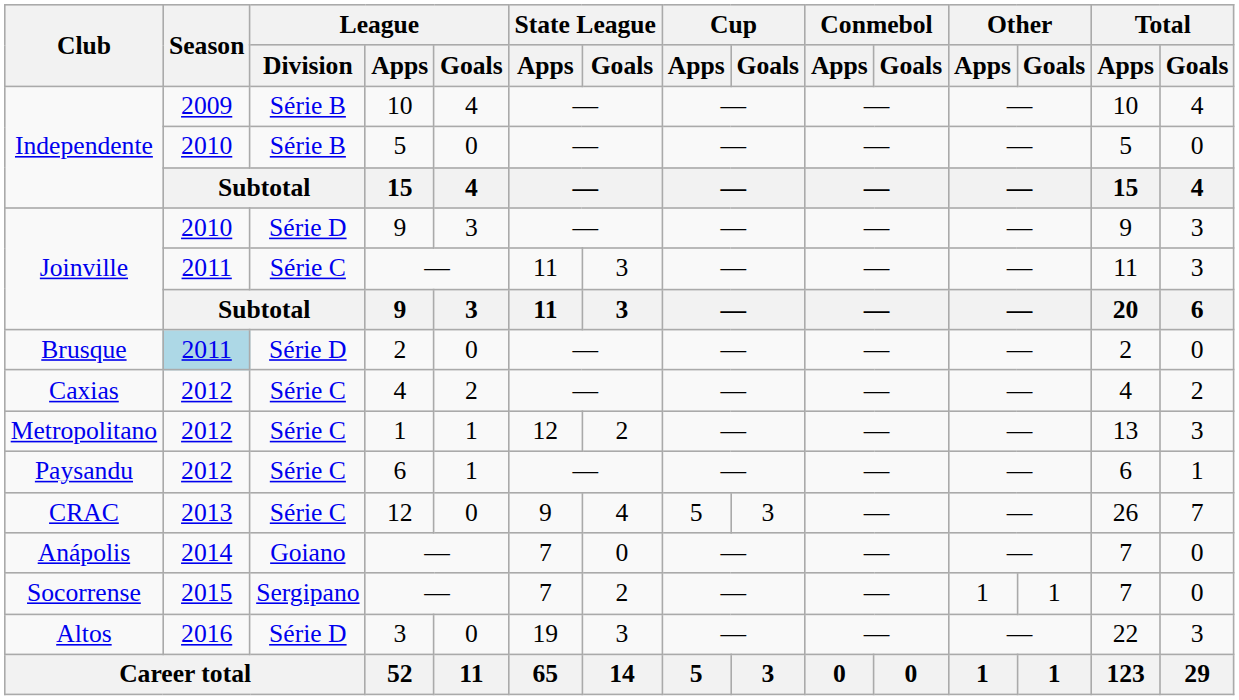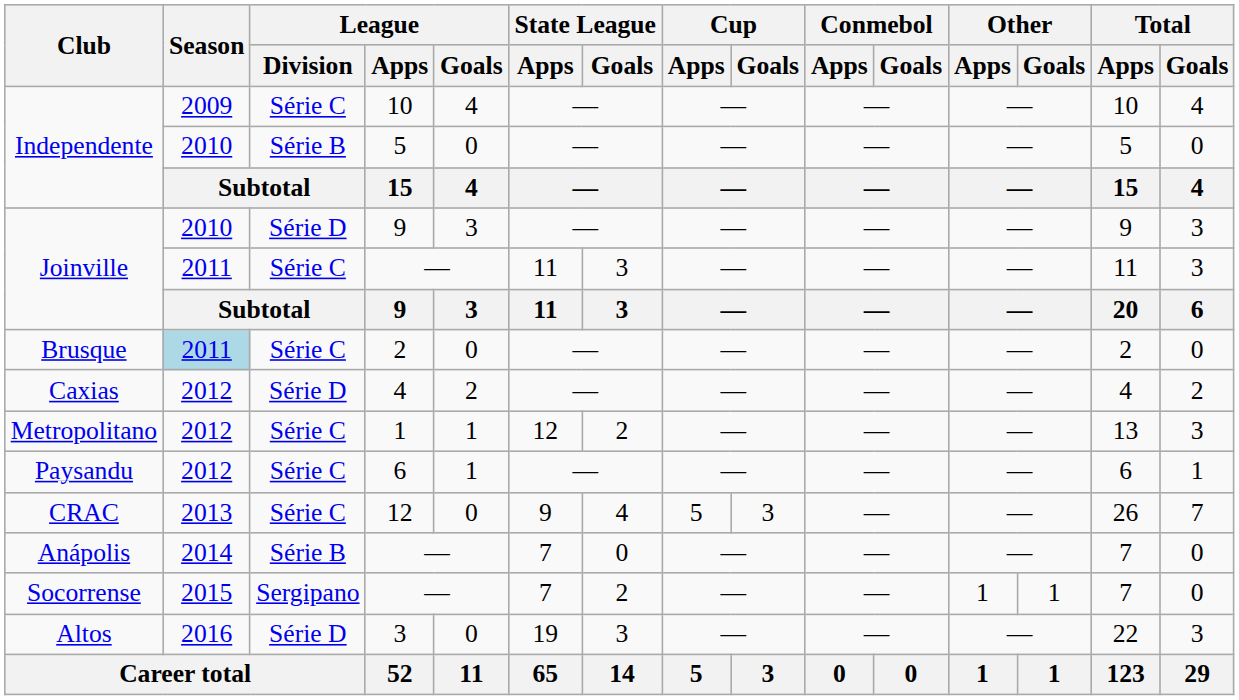(308, 106) Série B -> (308, 106) Série C
(308, 349) Série D -> (308, 349) Série C
(308, 390) Série C -> (308, 390) Série D
(308, 552) Goiano -> (308, 552) Série B
